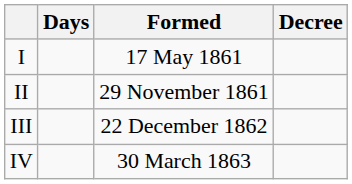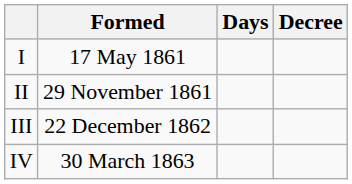columns swapped: (184, 21) <-> (66, 21)
